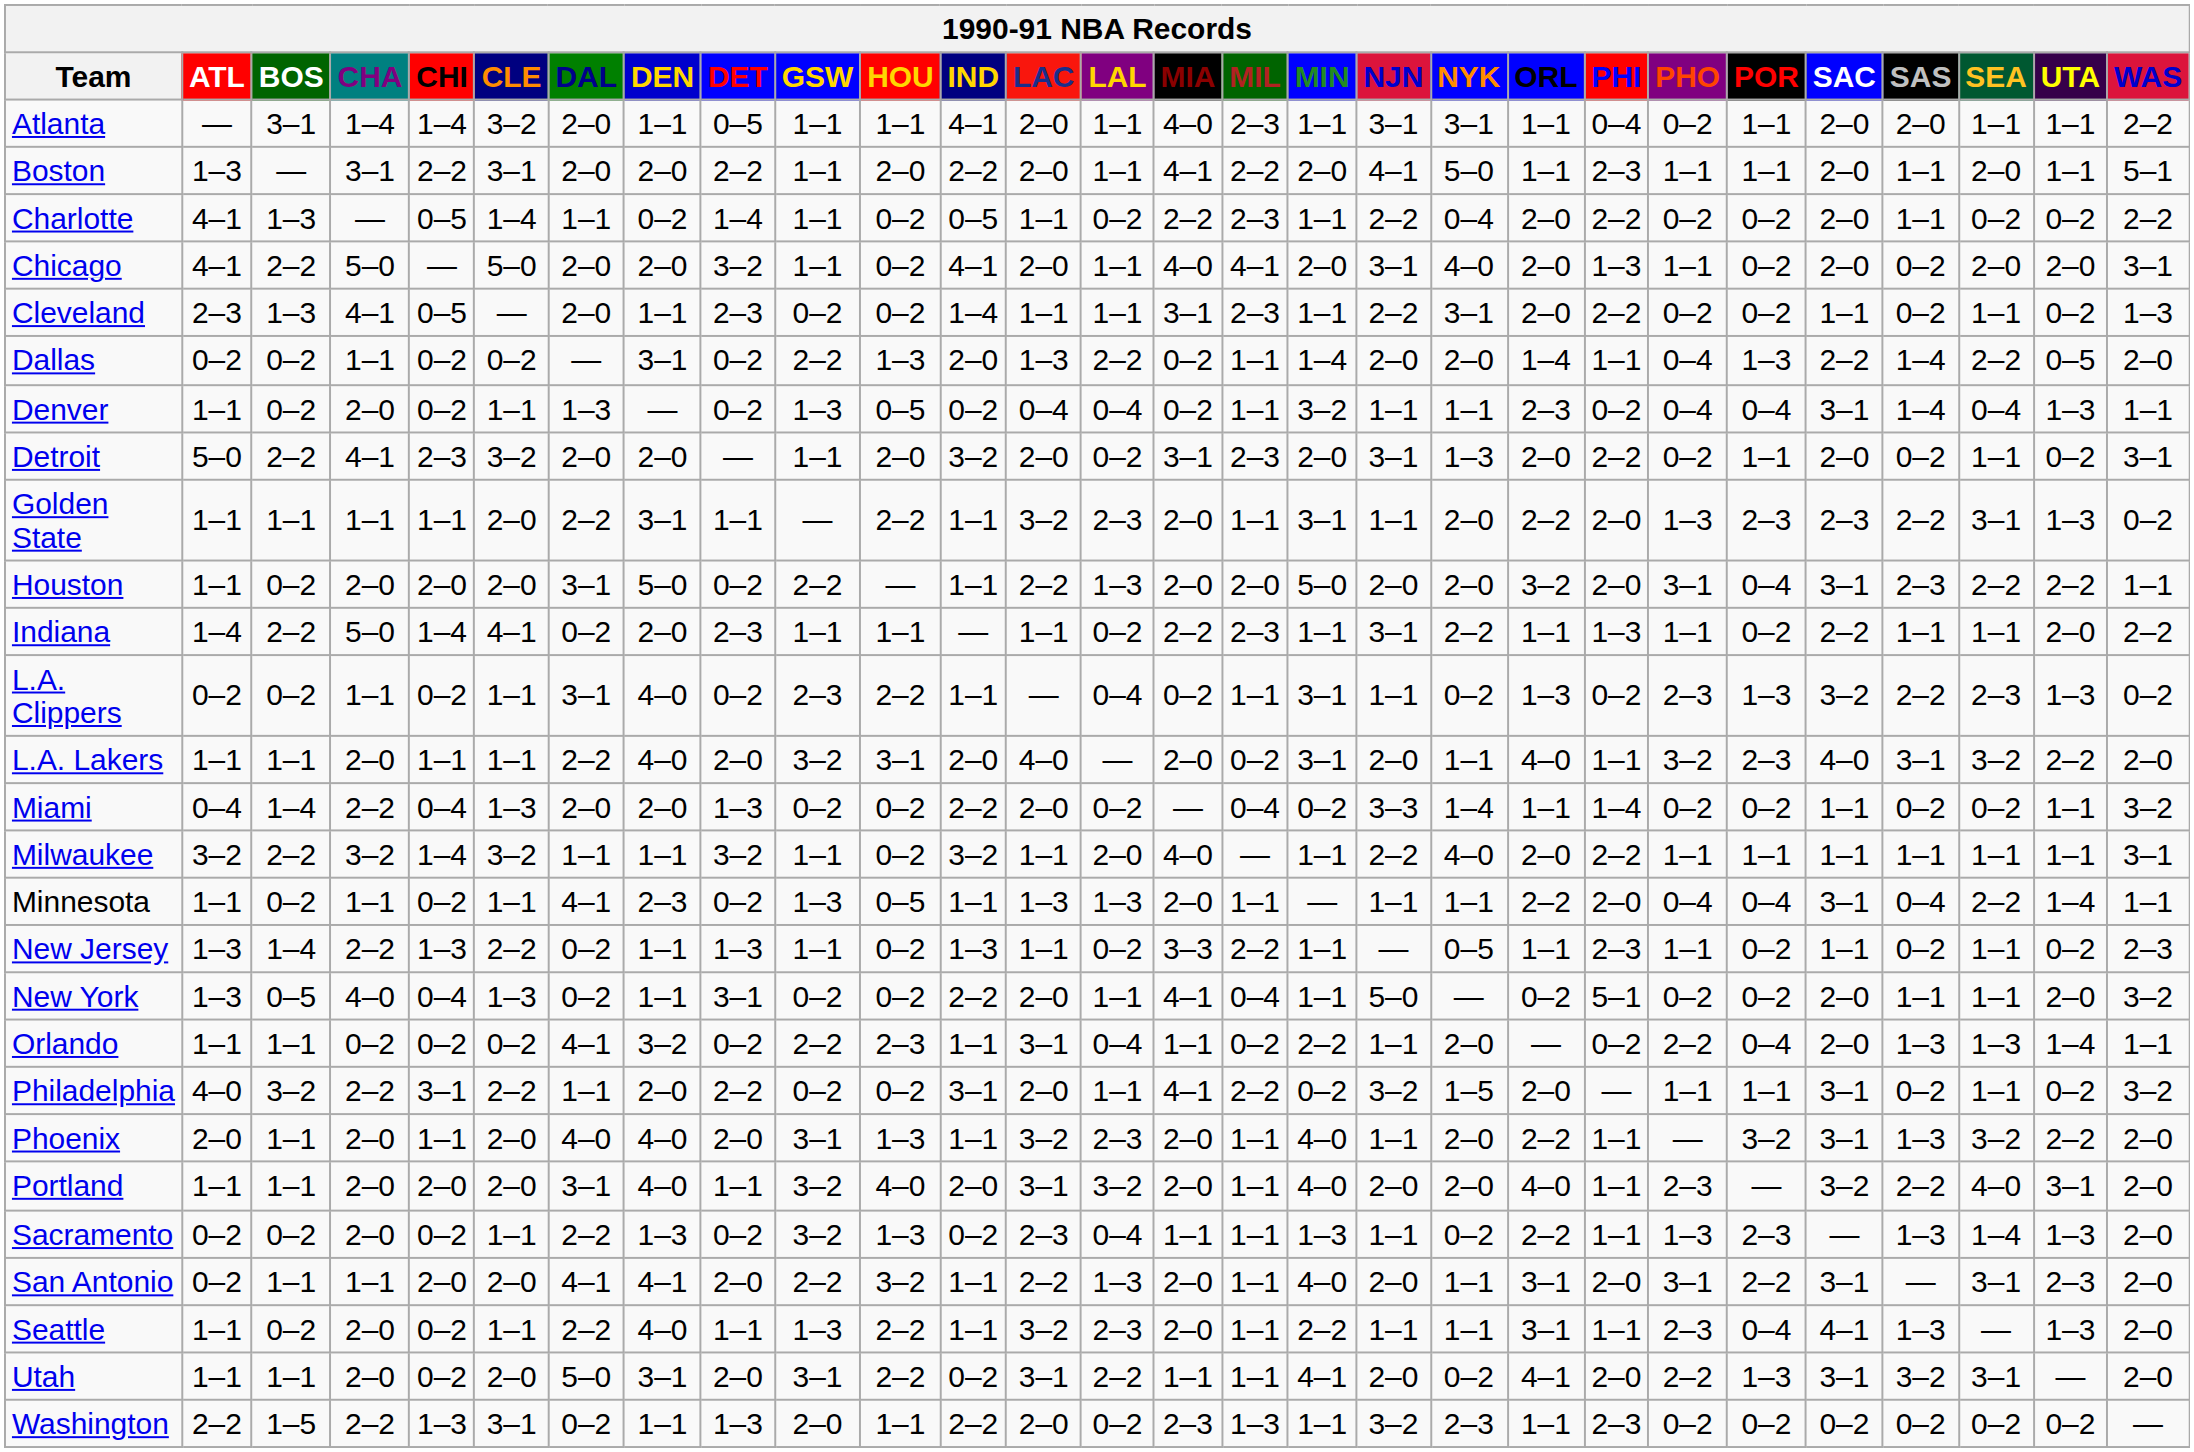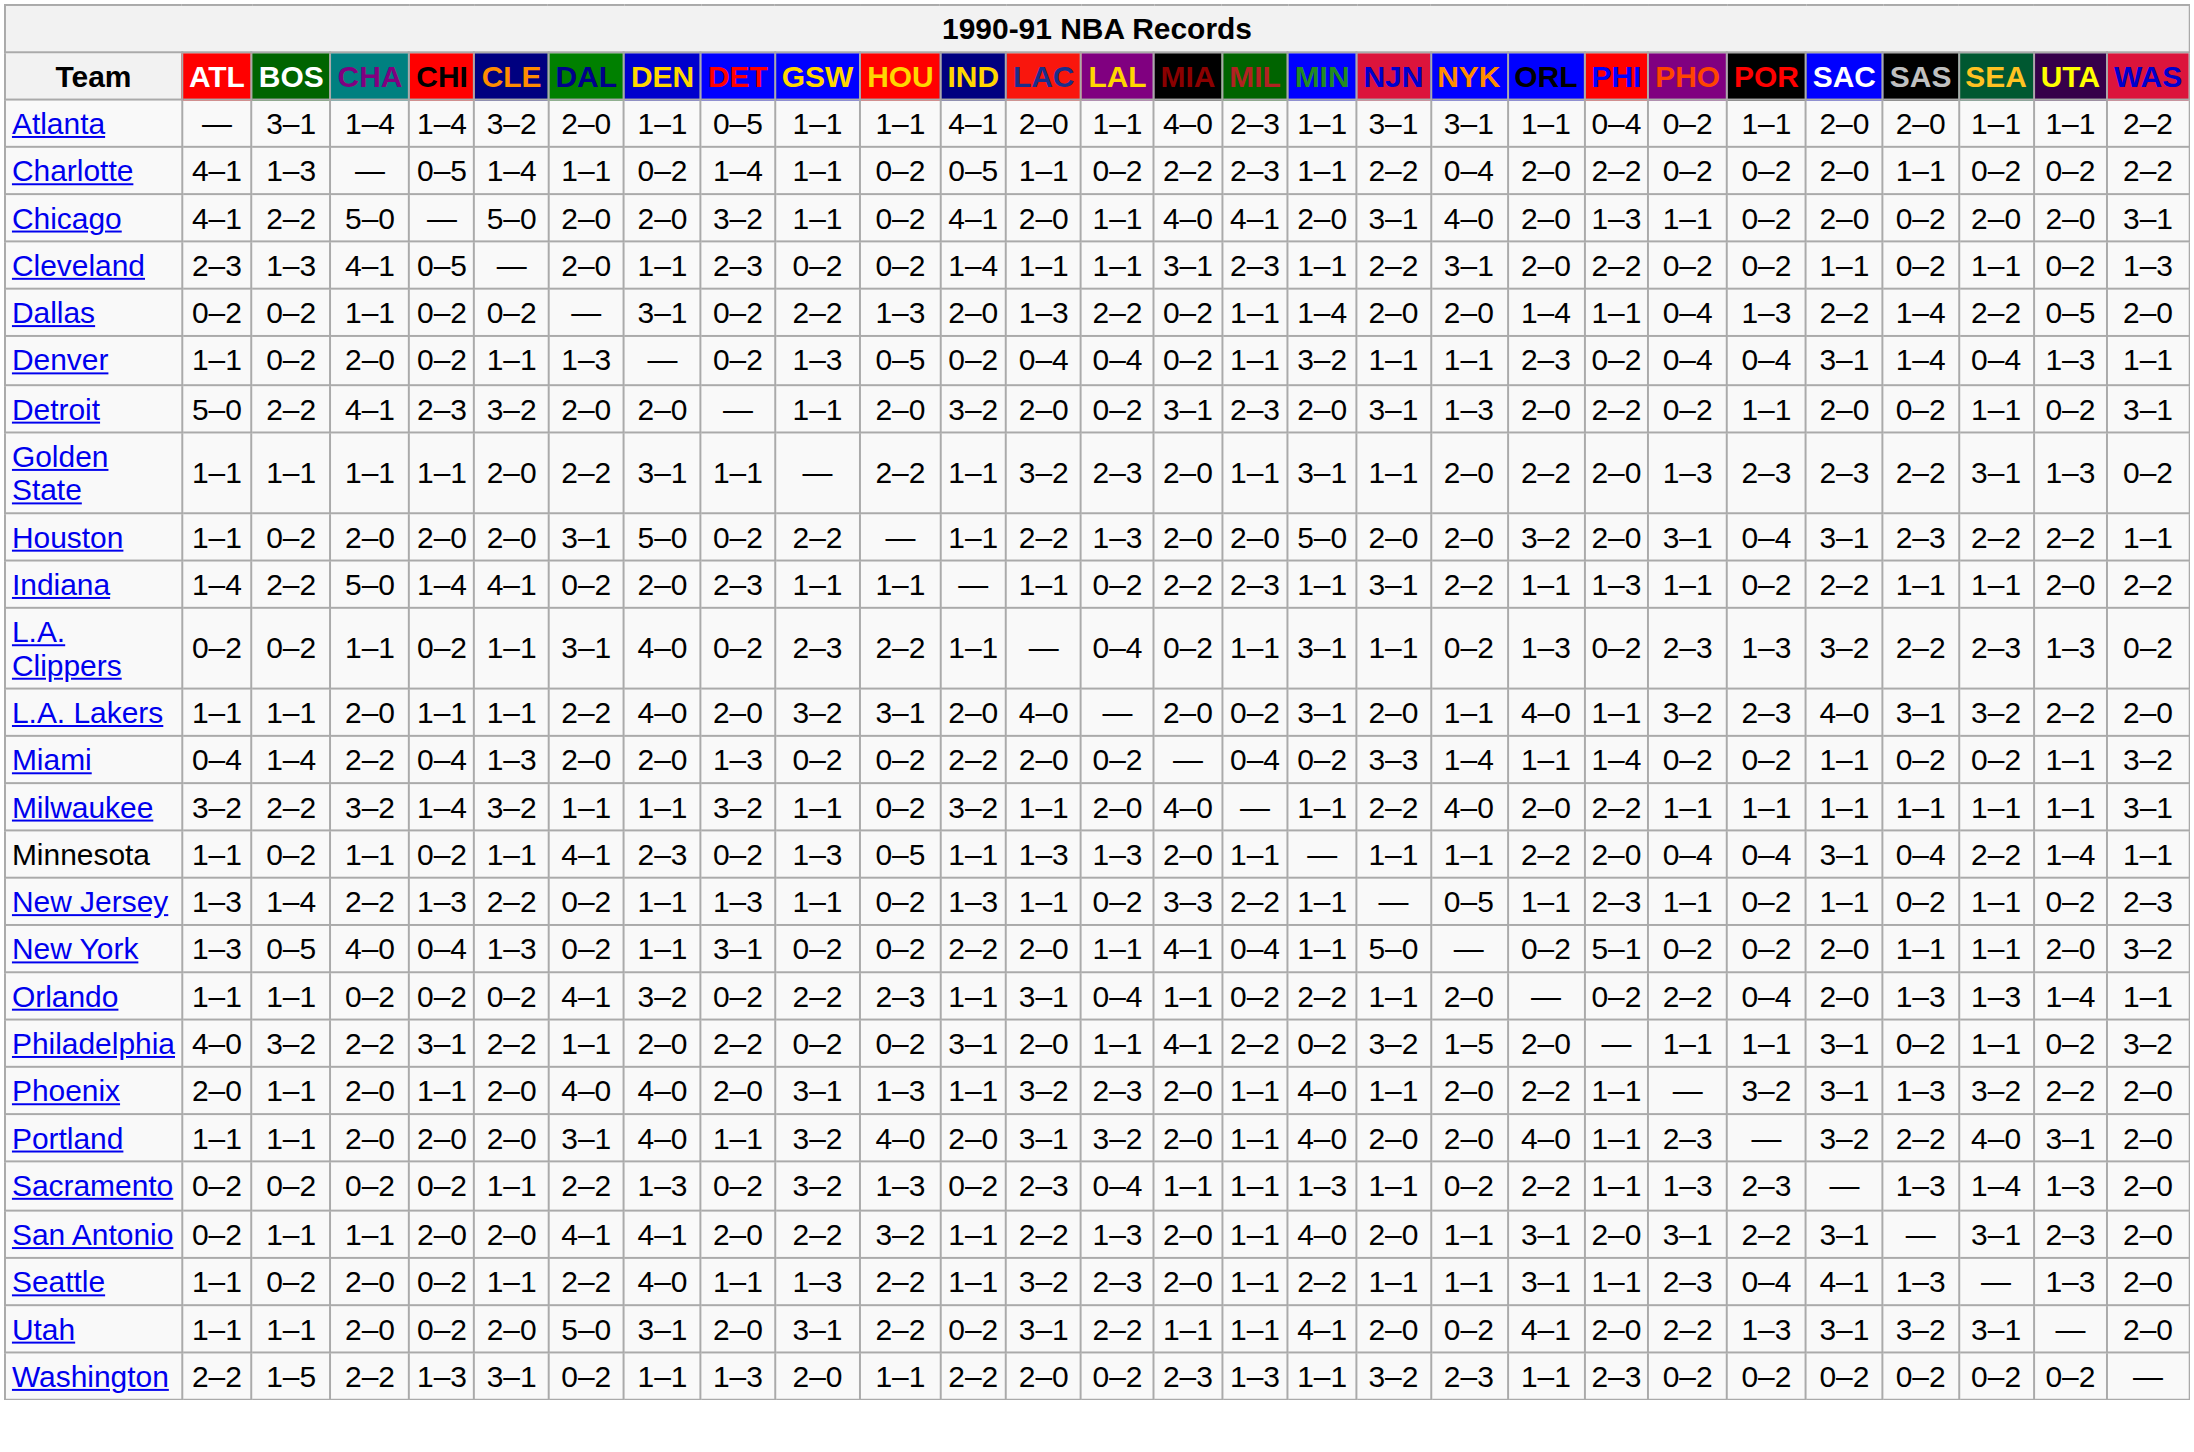- row: (59, 171)
(370, 1234) 2–0 -> (370, 1186) 0–2
